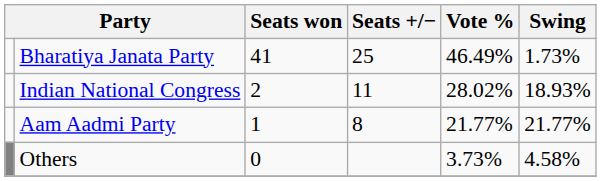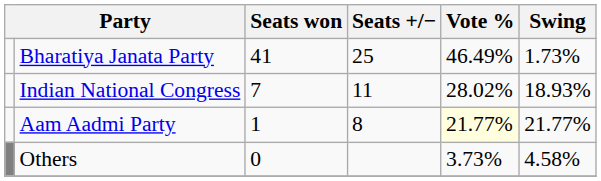(256, 90) 2 -> (256, 90) 7
(479, 124) no background -> (479, 124) lightyellow background
